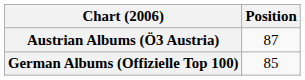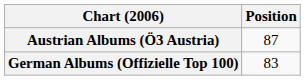(271, 63) 85 -> (271, 63) 83
